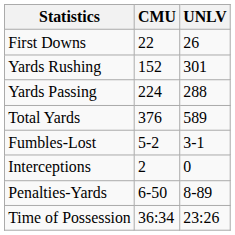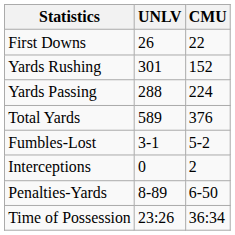columns swapped: (157, 17) <-> (205, 17)
